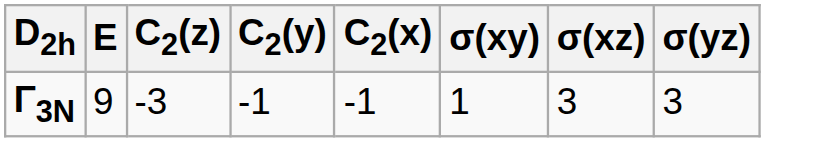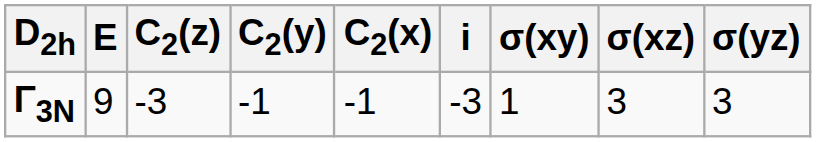+ column: (466, 37)
